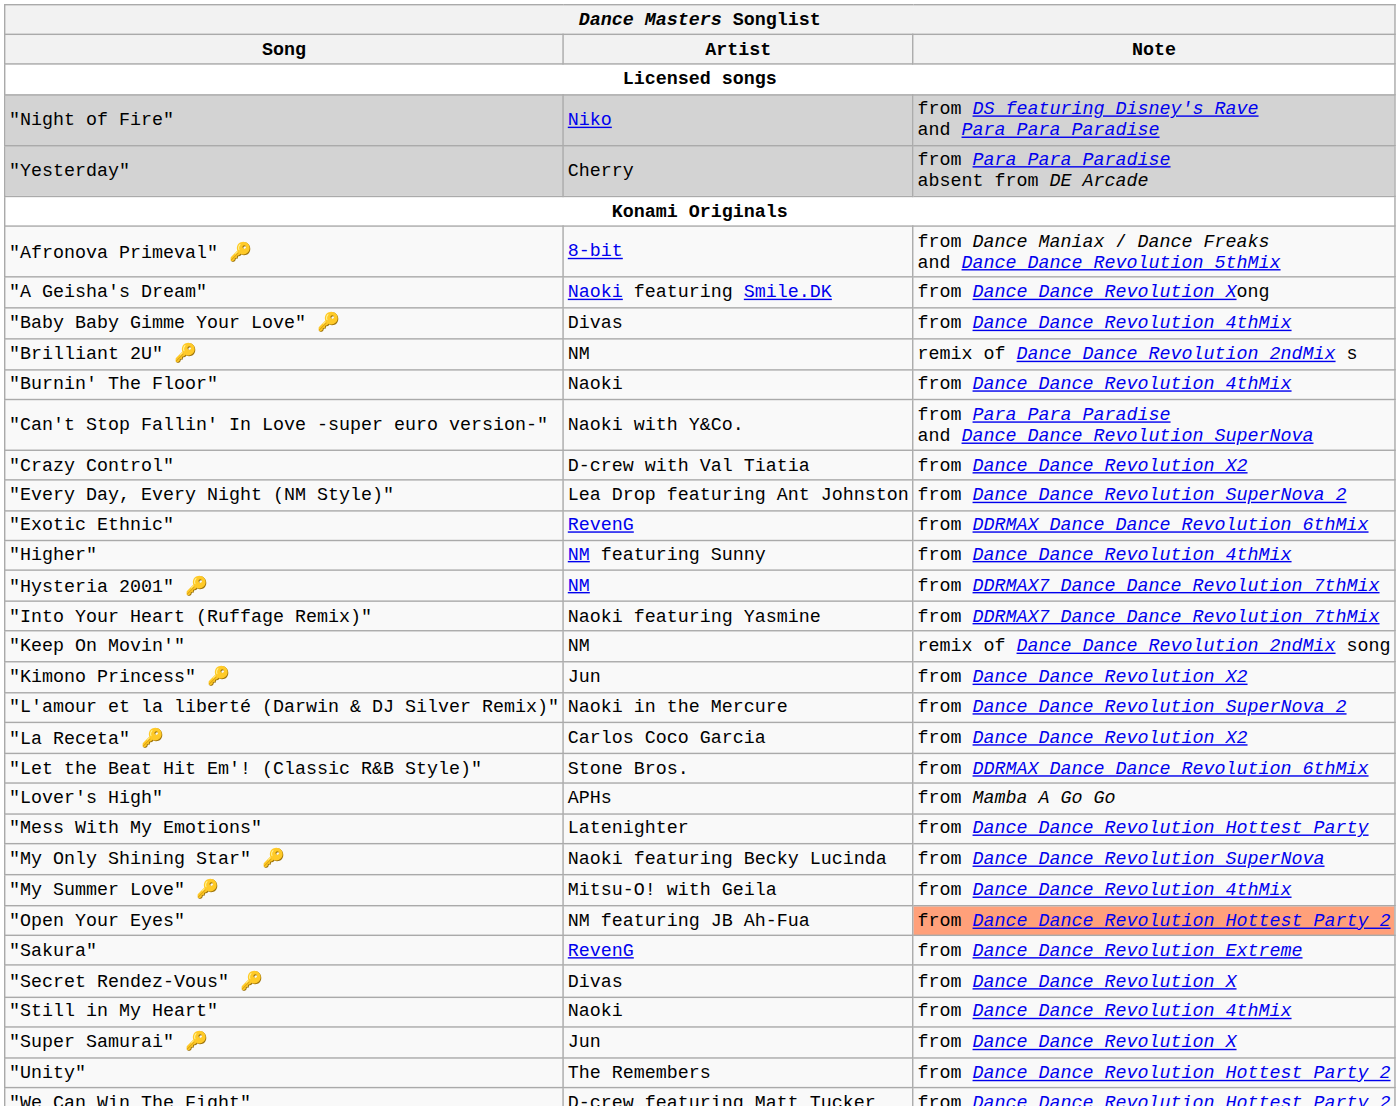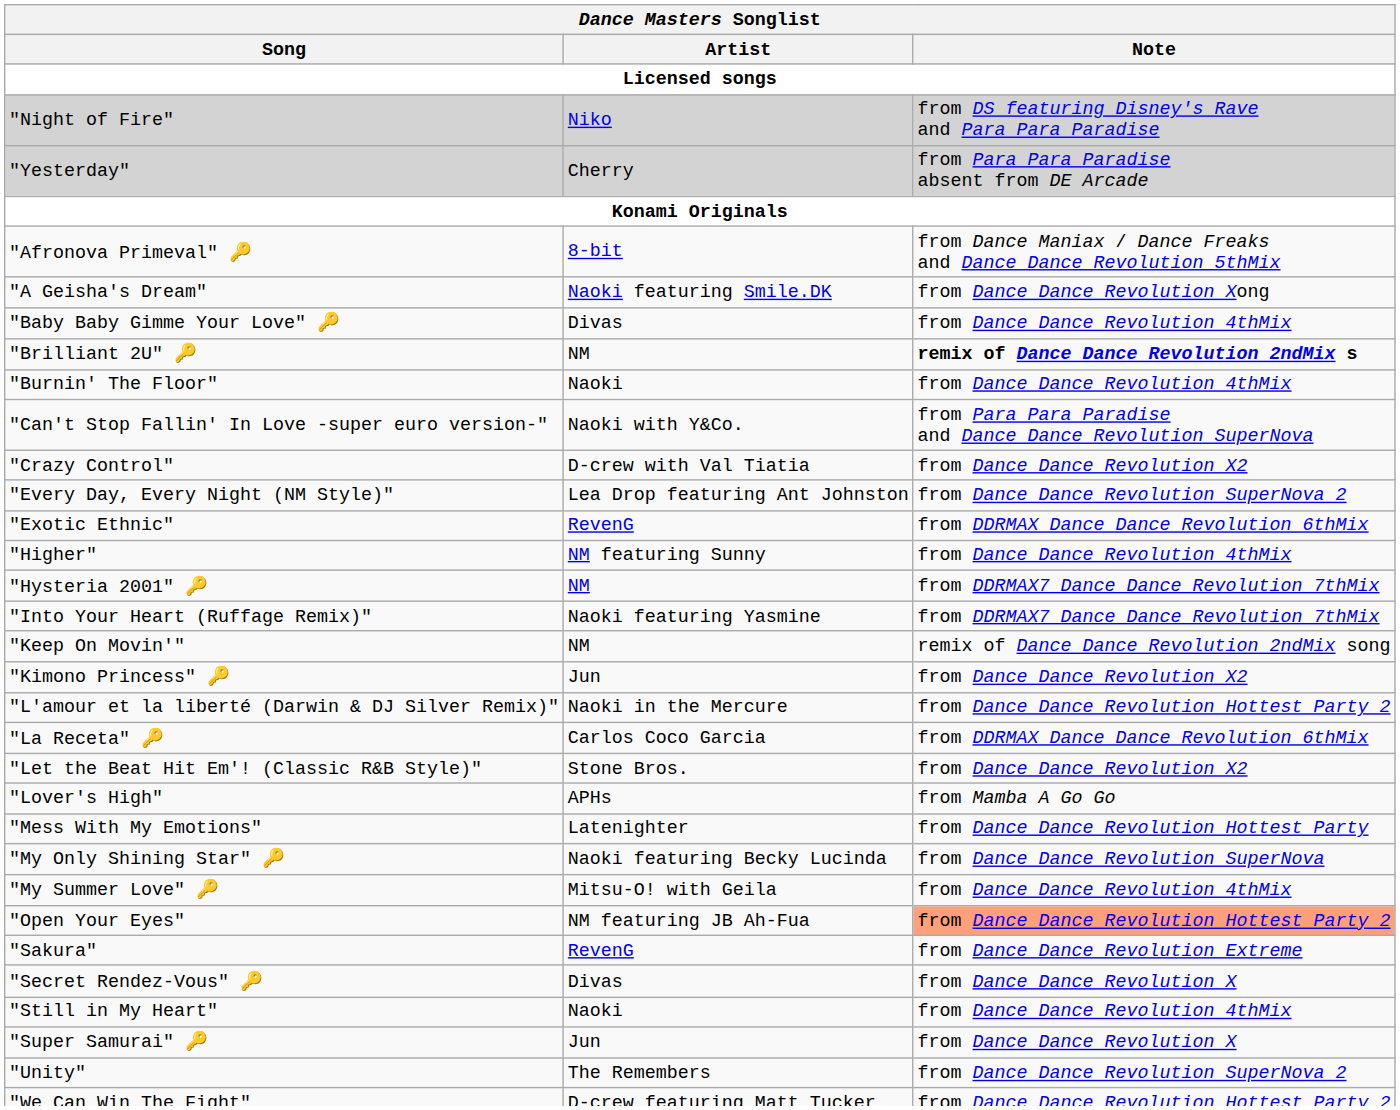(1138, 354) normal -> (1138, 354) bold
(1132, 707) from Dance Dance Revolution SuperNova 2 -> (1154, 707) from Dance Dance Revolution Hottest Party 2
(1083, 738) from Dance Dance Revolution X2 -> (1143, 738) from DDRMAX Dance Dance Revolution 6thMix
(1143, 769) from DDRMAX Dance Dance Revolution 6thMix -> (1083, 769) from Dance Dance Revolution X2
(1154, 1073) from Dance Dance Revolution Hottest Party 2 -> (1132, 1073) from Dance Dance Revolution SuperNova 2
